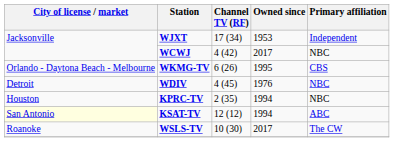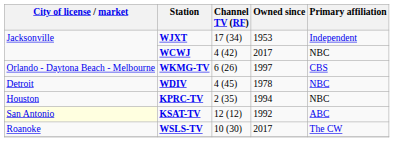(263, 68) 1995 -> (263, 68) 1997
(263, 83) 1976 -> (263, 83) 1978
(263, 114) 1994 -> (263, 114) 1992
